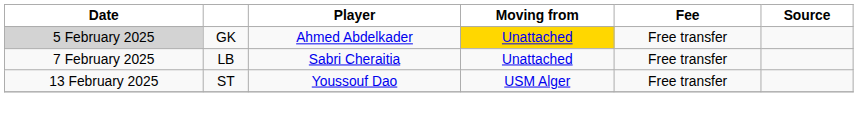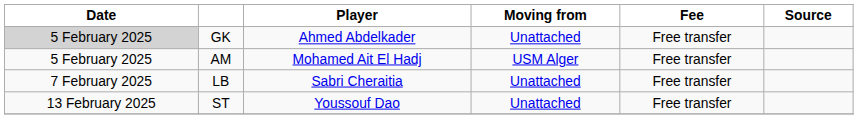(537, 38) gold background -> (545, 38) no background
+ row: (221, 59)
(537, 81) USM Alger -> (545, 103) Unattached
